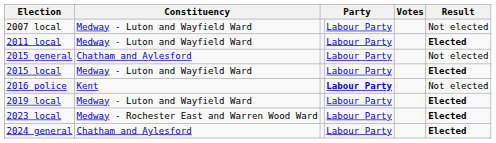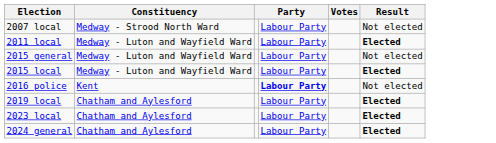(164, 27) Medway - Luton and Wayfield Ward -> (148, 27) Medway - Strood North Ward
(134, 56) Chatham and Aylesford -> (164, 56) Medway - Luton and Wayfield Ward
(164, 101) Medway - Luton and Wayfield Ward -> (134, 101) Chatham and Aylesford
(197, 116) Medway - Rochester East and Warren Wood Ward -> (134, 116) Chatham and Aylesford
